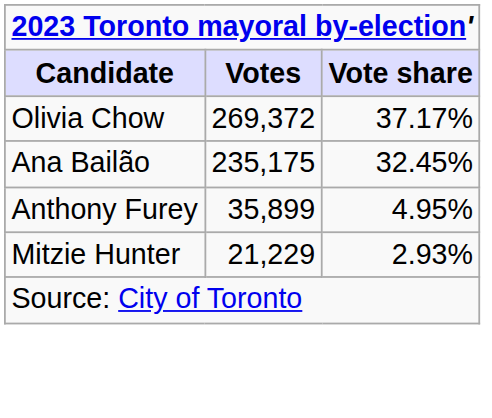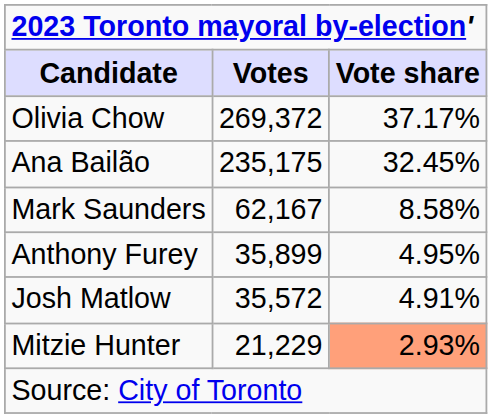+ row: (109, 208)
+ row: (91, 299)
(432, 254) no background -> (439, 345) lightsalmon background
